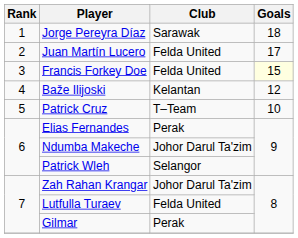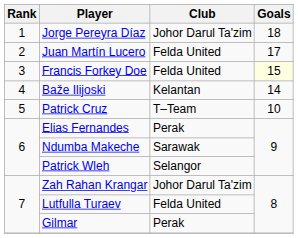(176, 33) Sarawak -> (202, 33) Johor Darul Ta'zim
(274, 90) 12 -> (274, 90) 14
(202, 147) Johor Darul Ta'zim -> (176, 147) Sarawak
